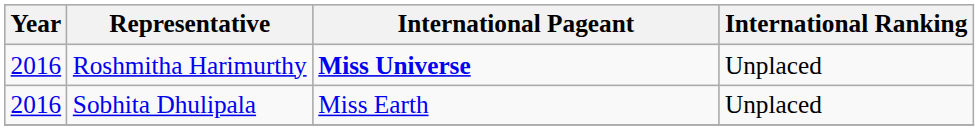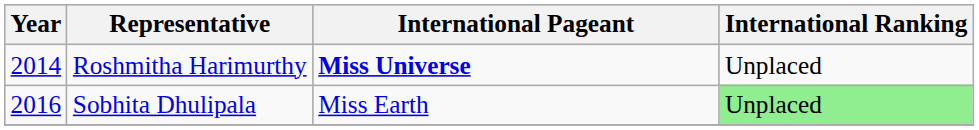(36, 64) 2016 -> (36, 64) 2014
(773, 104) no background -> (773, 104) lightgreen background
